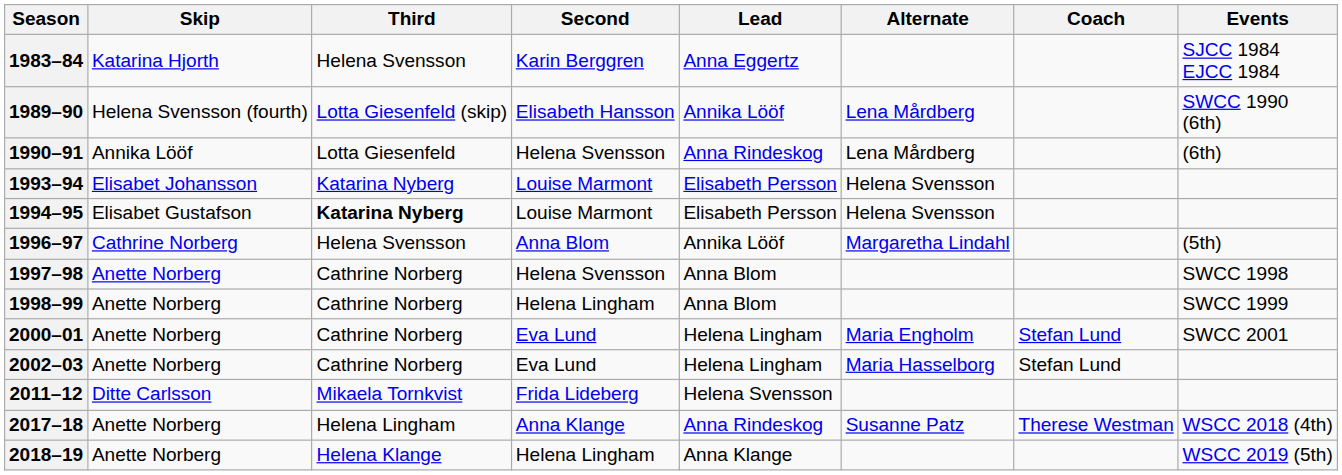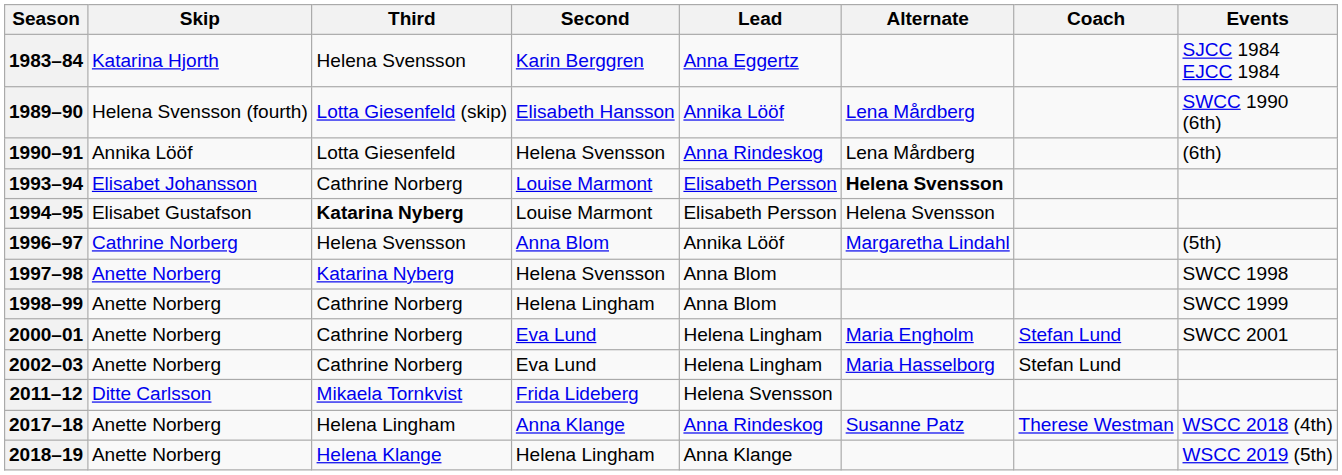(385, 183) Katarina Nyberg -> (390, 183) Cathrine Norberg
(920, 183) normal -> (925, 183) bold
(390, 273) Cathrine Norberg -> (385, 273) Katarina Nyberg
